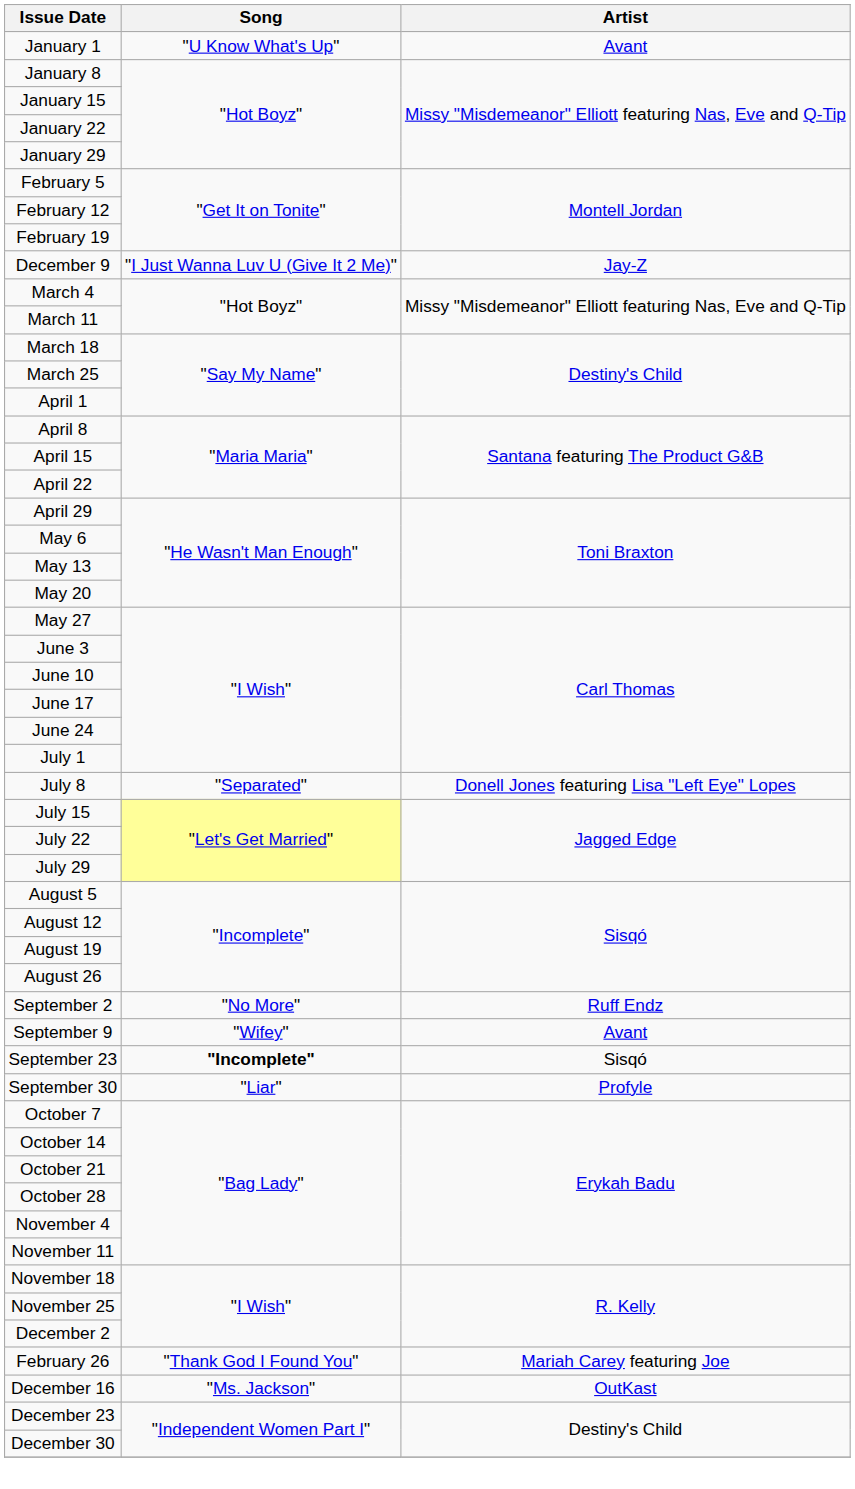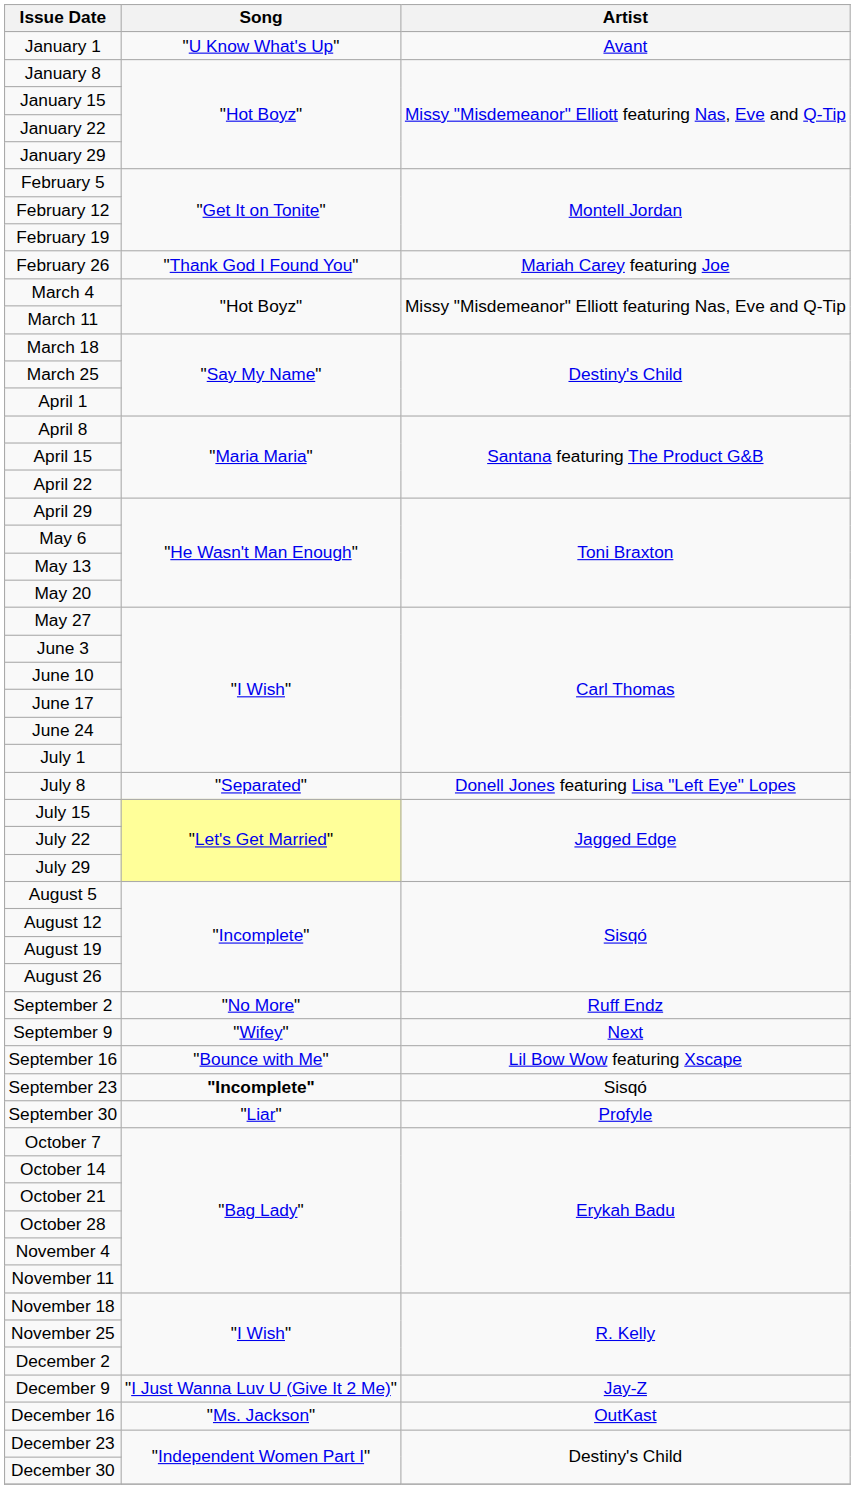rows swapped: (63, 1361) <-> (63, 264)
(625, 1032) Avant -> (625, 1032) Next
+ row: (63, 1059)
